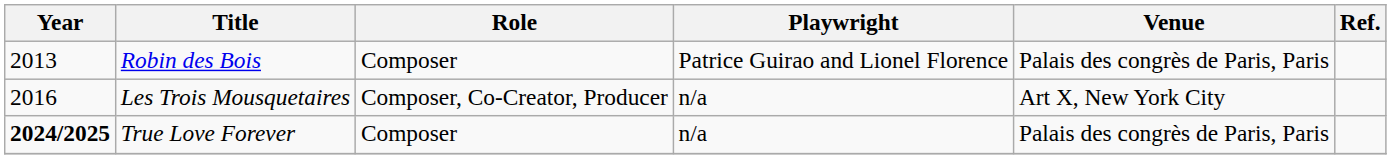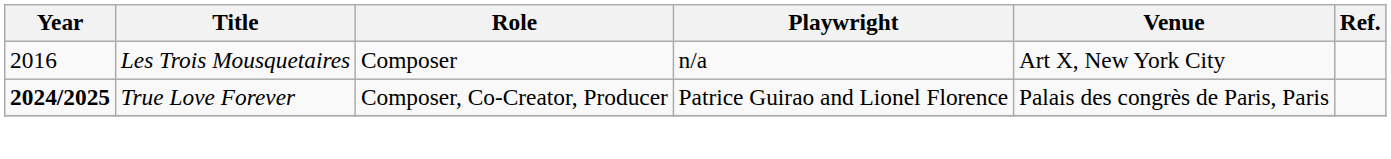- row: (191, 60)
(514, 97) Composer, Co-Creator, Producer -> (409, 60) Composer
(409, 134) Composer -> (514, 97) Composer, Co-Creator, Producer
(693, 134) n/a -> (843, 97) Patrice Guirao and Lionel Florence
